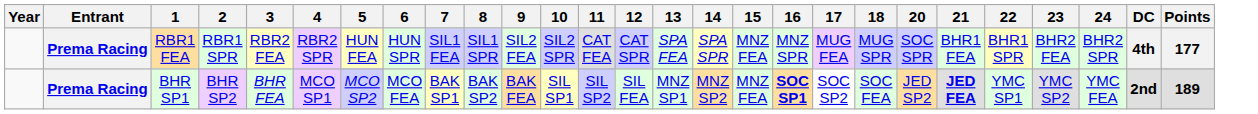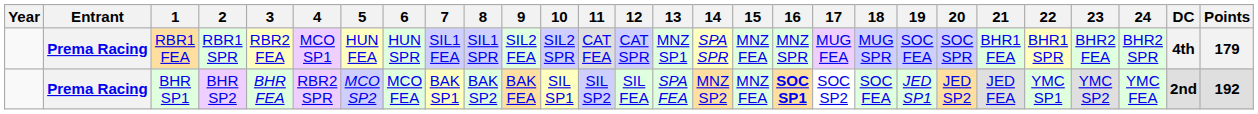+ column: (917, 16)
(317, 48) RBR2 SPR -> (317, 48) MCO SP1
(673, 48) SPA FEA -> (673, 48) MNZ SP1
(1187, 48) 177 -> (1227, 48) 179
(317, 89) MCO SP1 -> (317, 89) RBR2 SPR
(673, 89) MNZ SP1 -> (673, 89) SPA FEA
(961, 89) bold -> (1001, 89) normal
(1187, 89) 189 -> (1227, 89) 192
